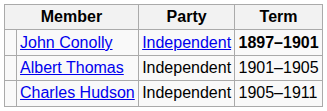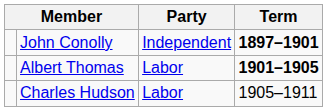(187, 67) Independent -> (163, 67) Labor
(279, 67) normal -> (279, 67) bold
(187, 93) Independent -> (163, 93) Labor
